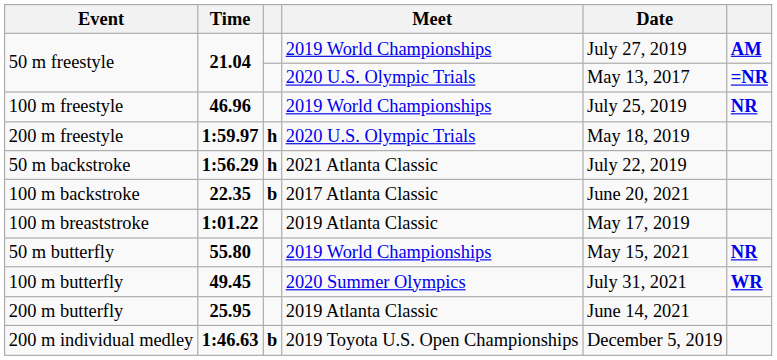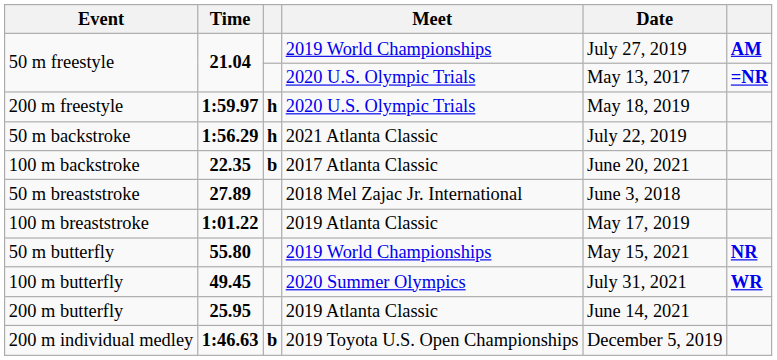- row: (66, 106)
+ row: (74, 194)
